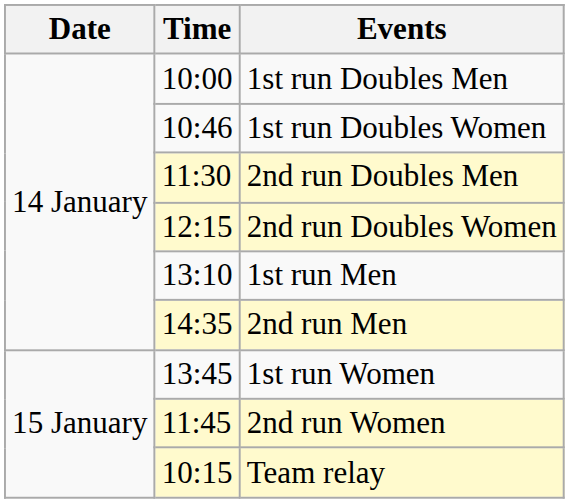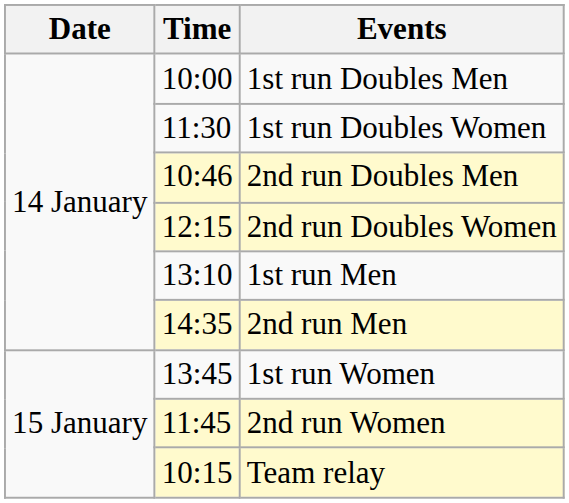(197, 127) 10:46 -> (197, 127) 11:30
(197, 176) 11:30 -> (197, 176) 10:46
